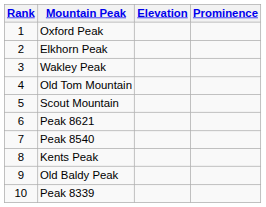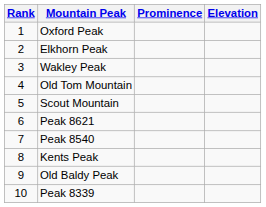columns swapped: (162, 13) <-> (225, 13)
